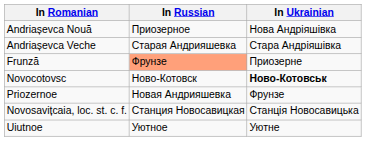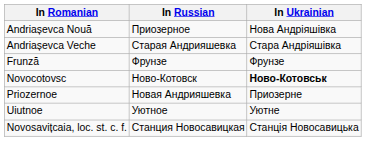(149, 62) lightsalmon background -> (149, 62) no background
(276, 62) Приозерне -> (267, 62) Фрунзе
(267, 95) Фрунзе -> (276, 95) Приозерне
rows swapped: (25, 128) <-> (67, 111)
